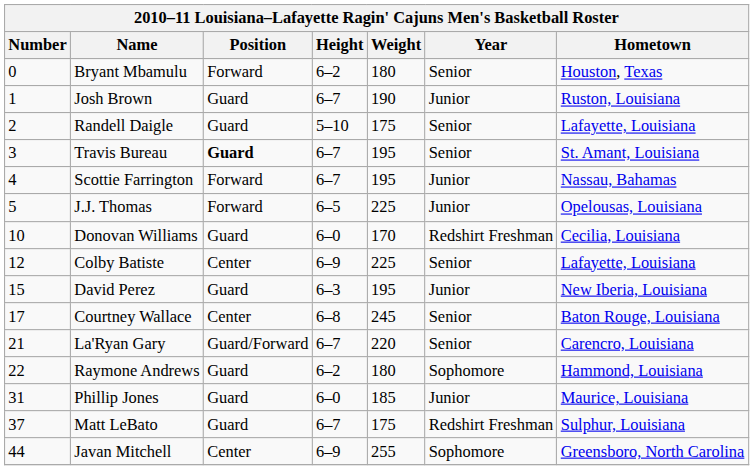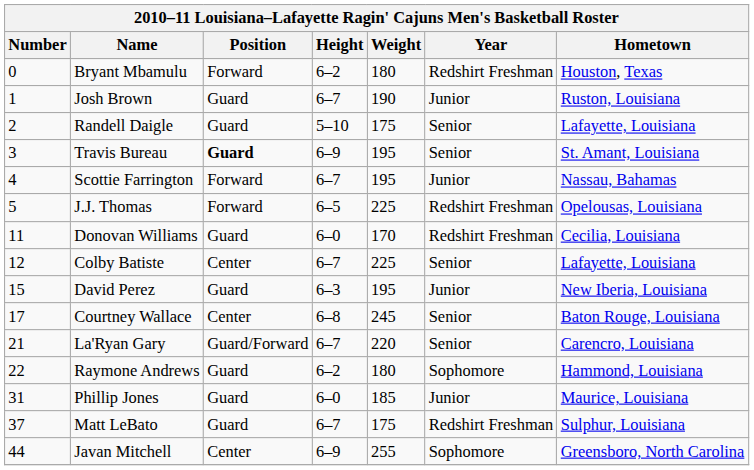(450, 72) Senior -> (491, 72) Redshirt Freshman
(328, 153) 6–7 -> (328, 153) 6–9
(449, 207) Junior -> (491, 207) Redshirt Freshman
(17, 234) 10 -> (16, 234) 11
(328, 261) 6–9 -> (328, 261) 6–7
